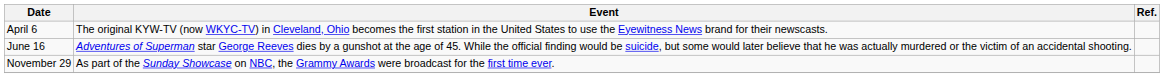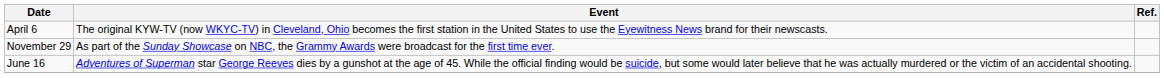rows swapped: (26, 47) <-> (39, 64)
